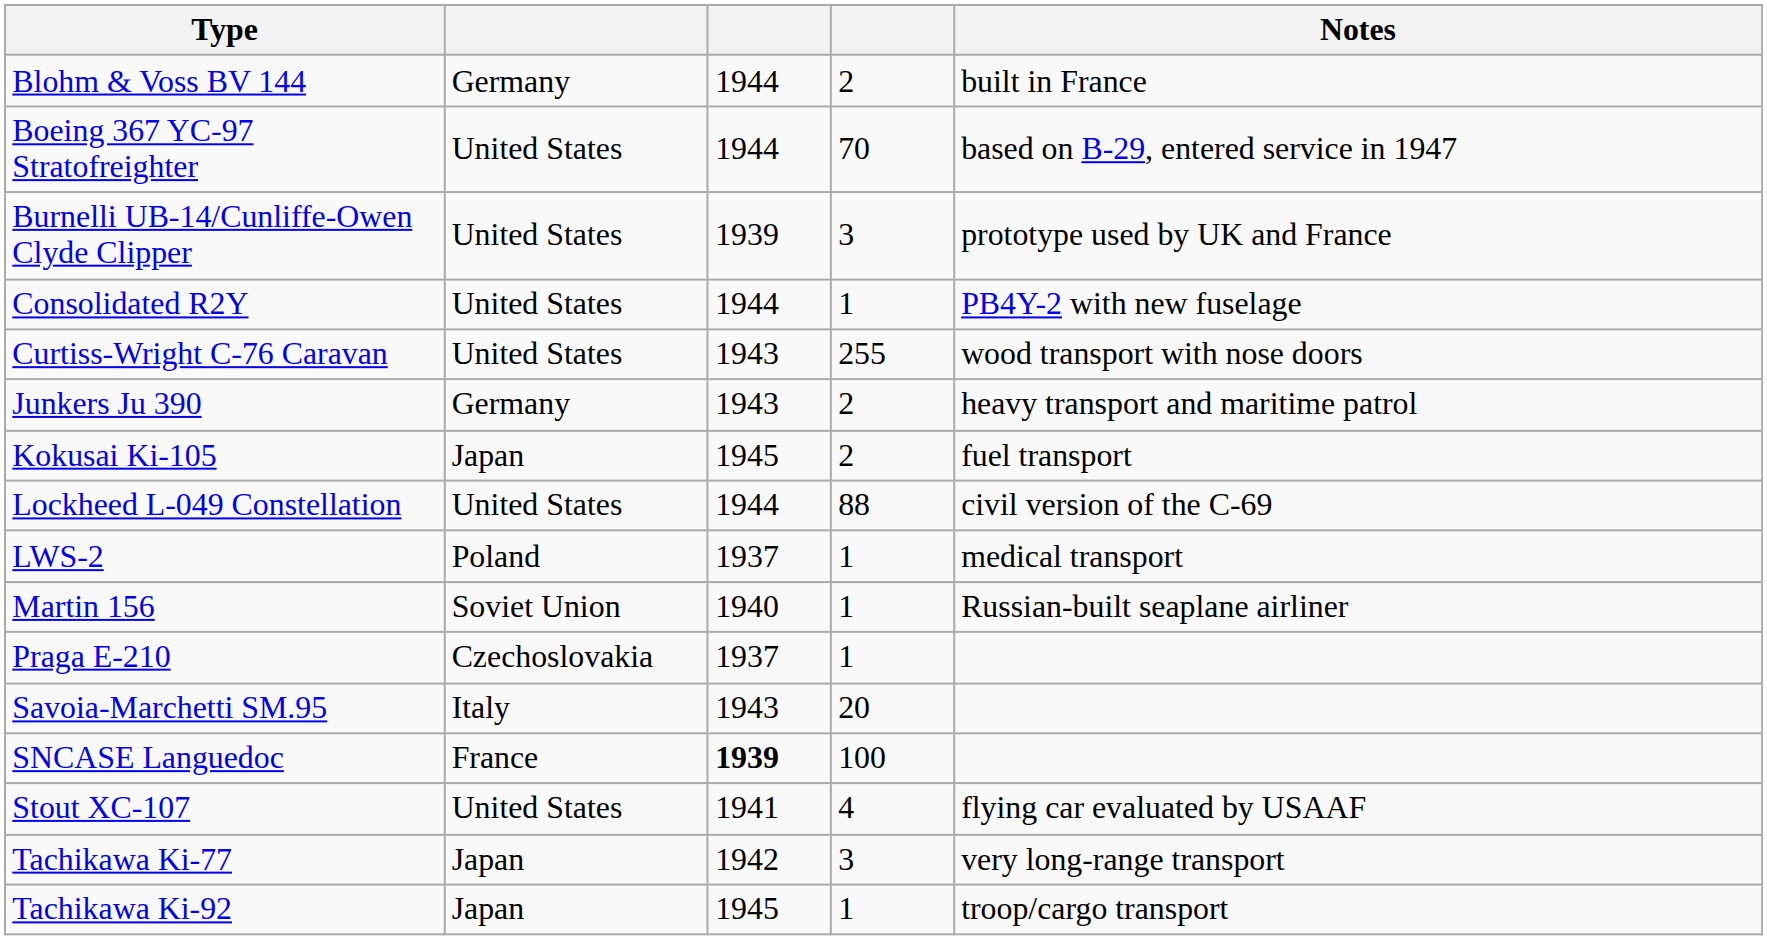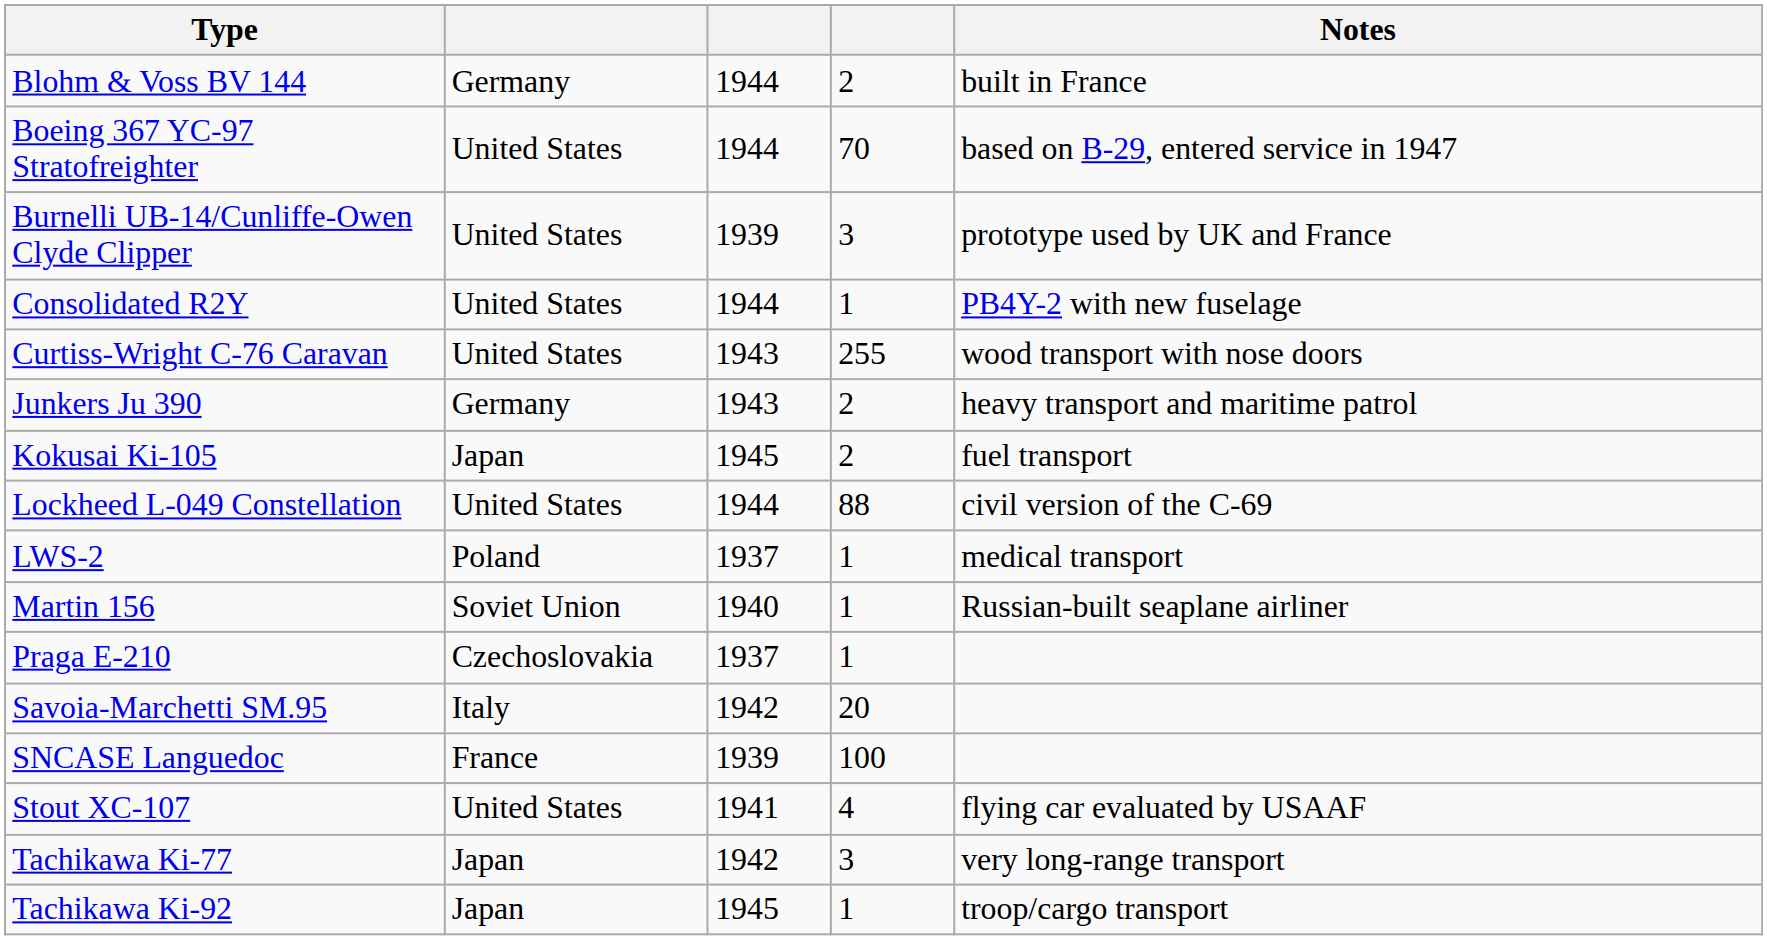(747, 707) 1943 -> (747, 707) 1942
(747, 757) bold -> (747, 757) normal
